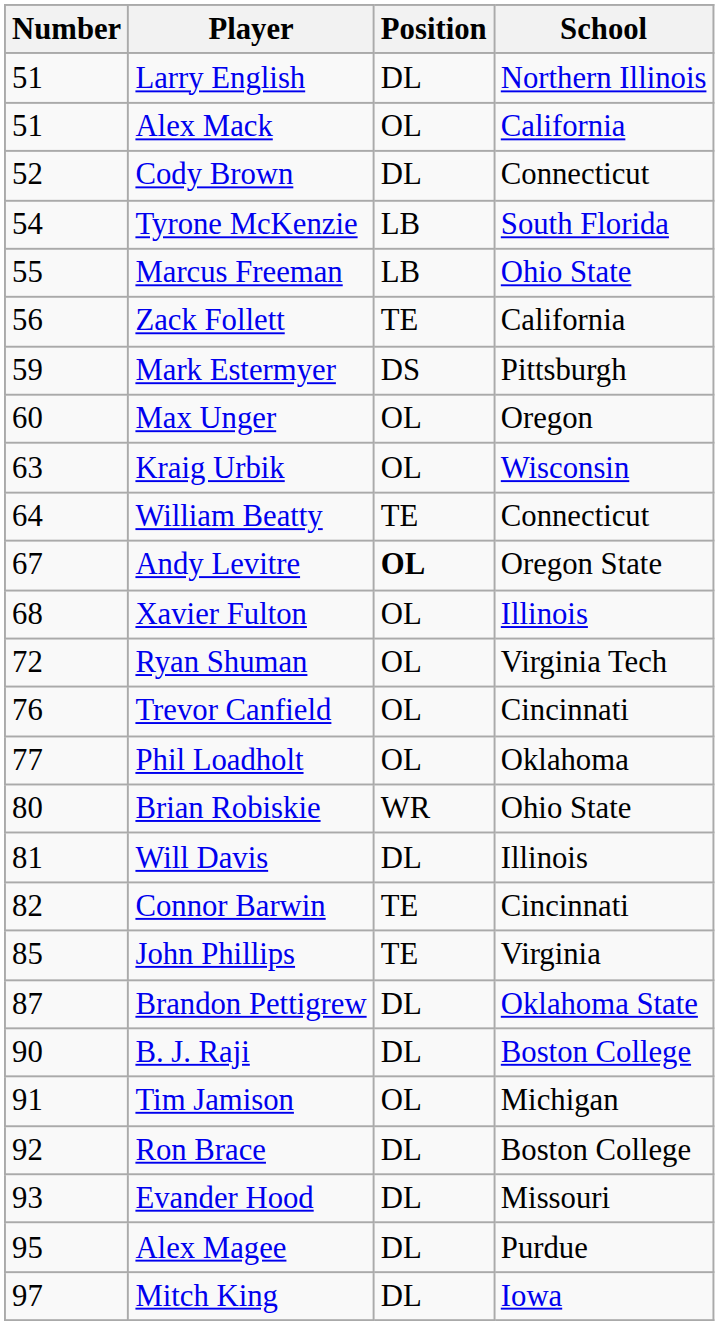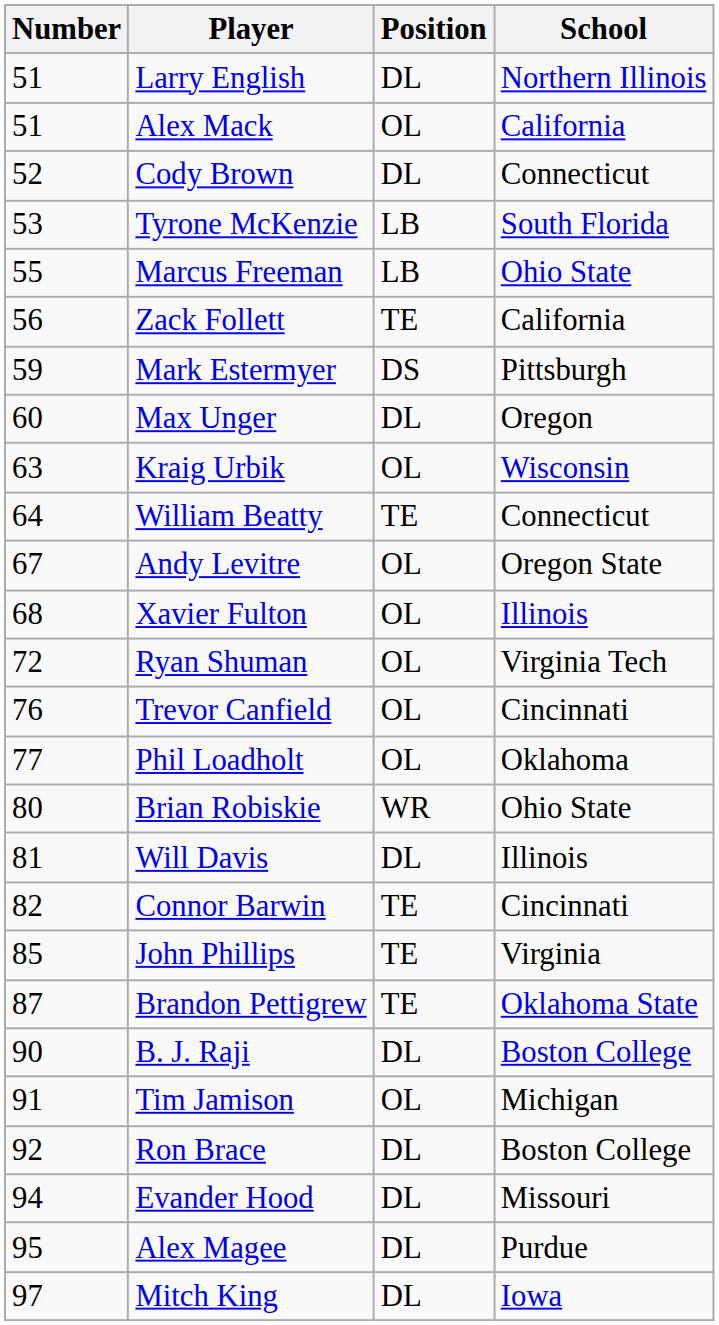(27, 223) 54 -> (27, 223) 53
(401, 418) OL -> (401, 418) DL
(403, 564) bold -> (401, 564) normal
(401, 1003) DL -> (400, 1003) TE
(27, 1198) 93 -> (27, 1198) 94
